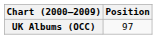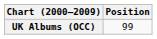(128, 27) 97 -> (128, 27) 99
